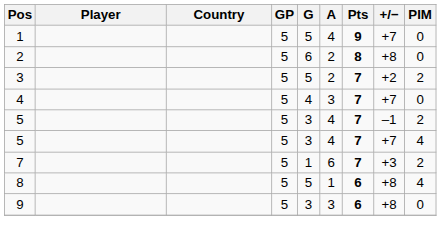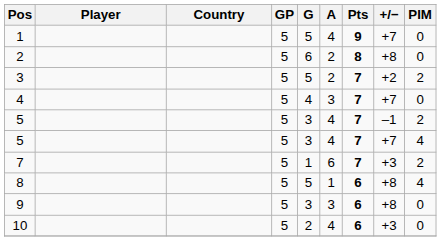+ row: (20, 225)
